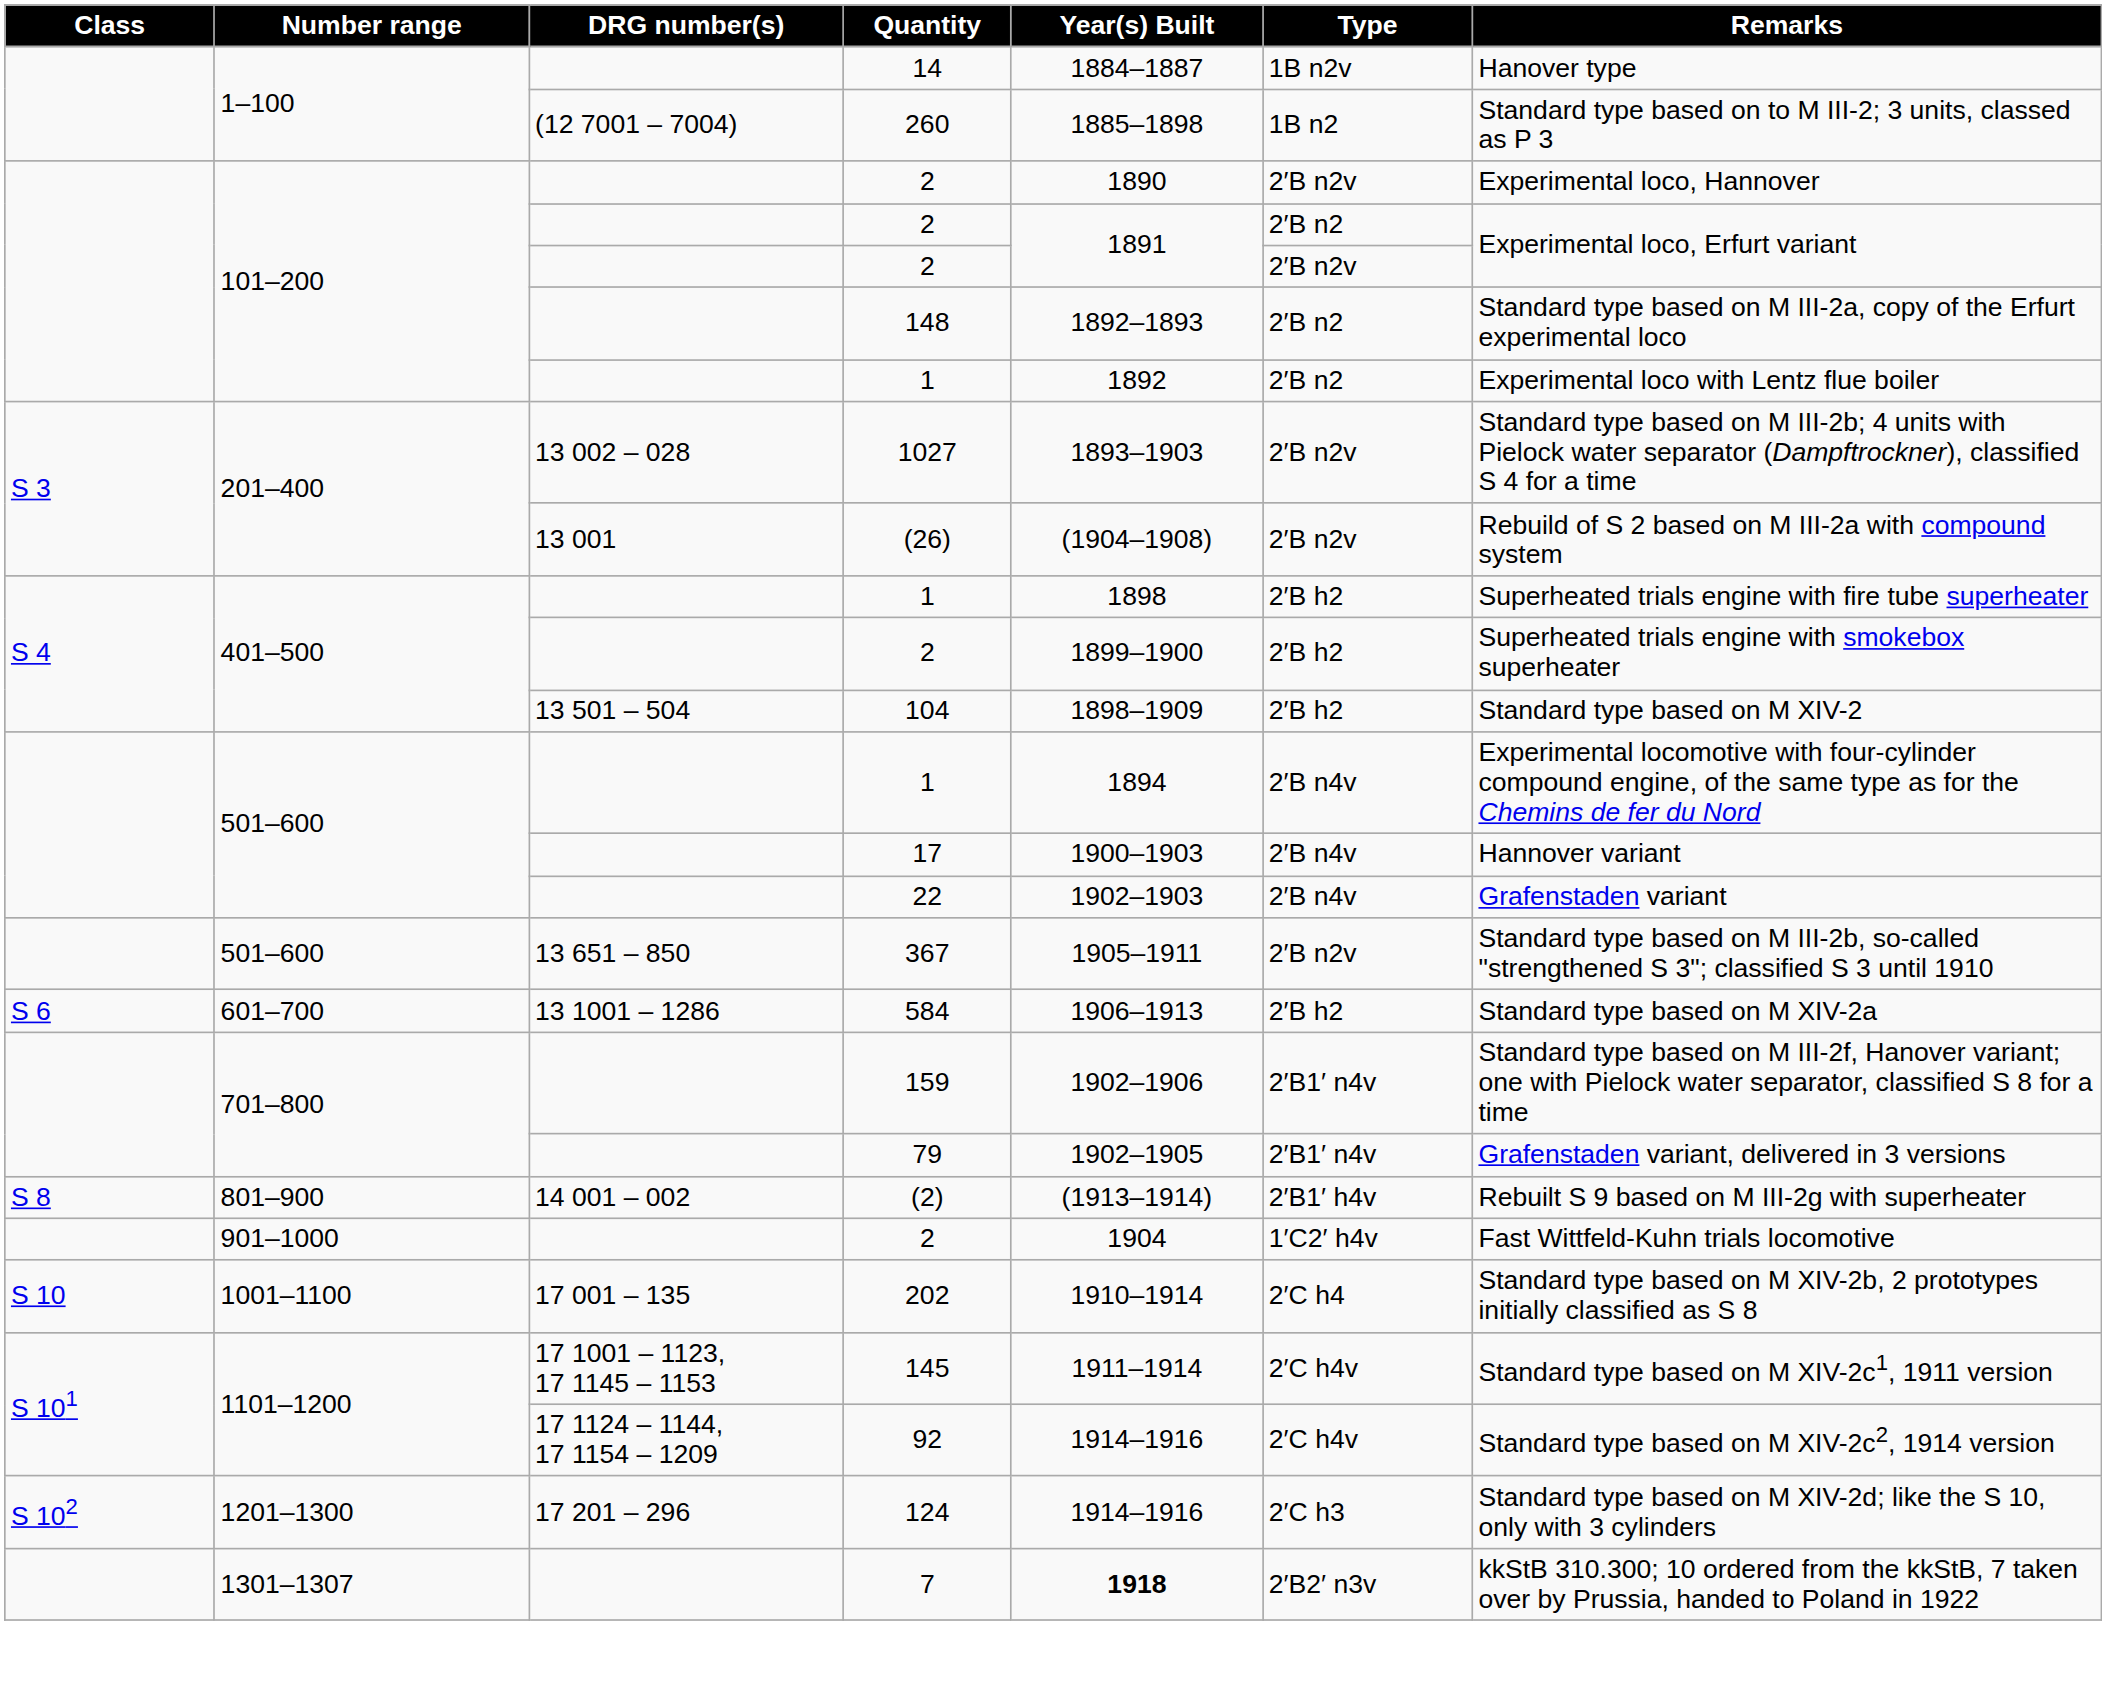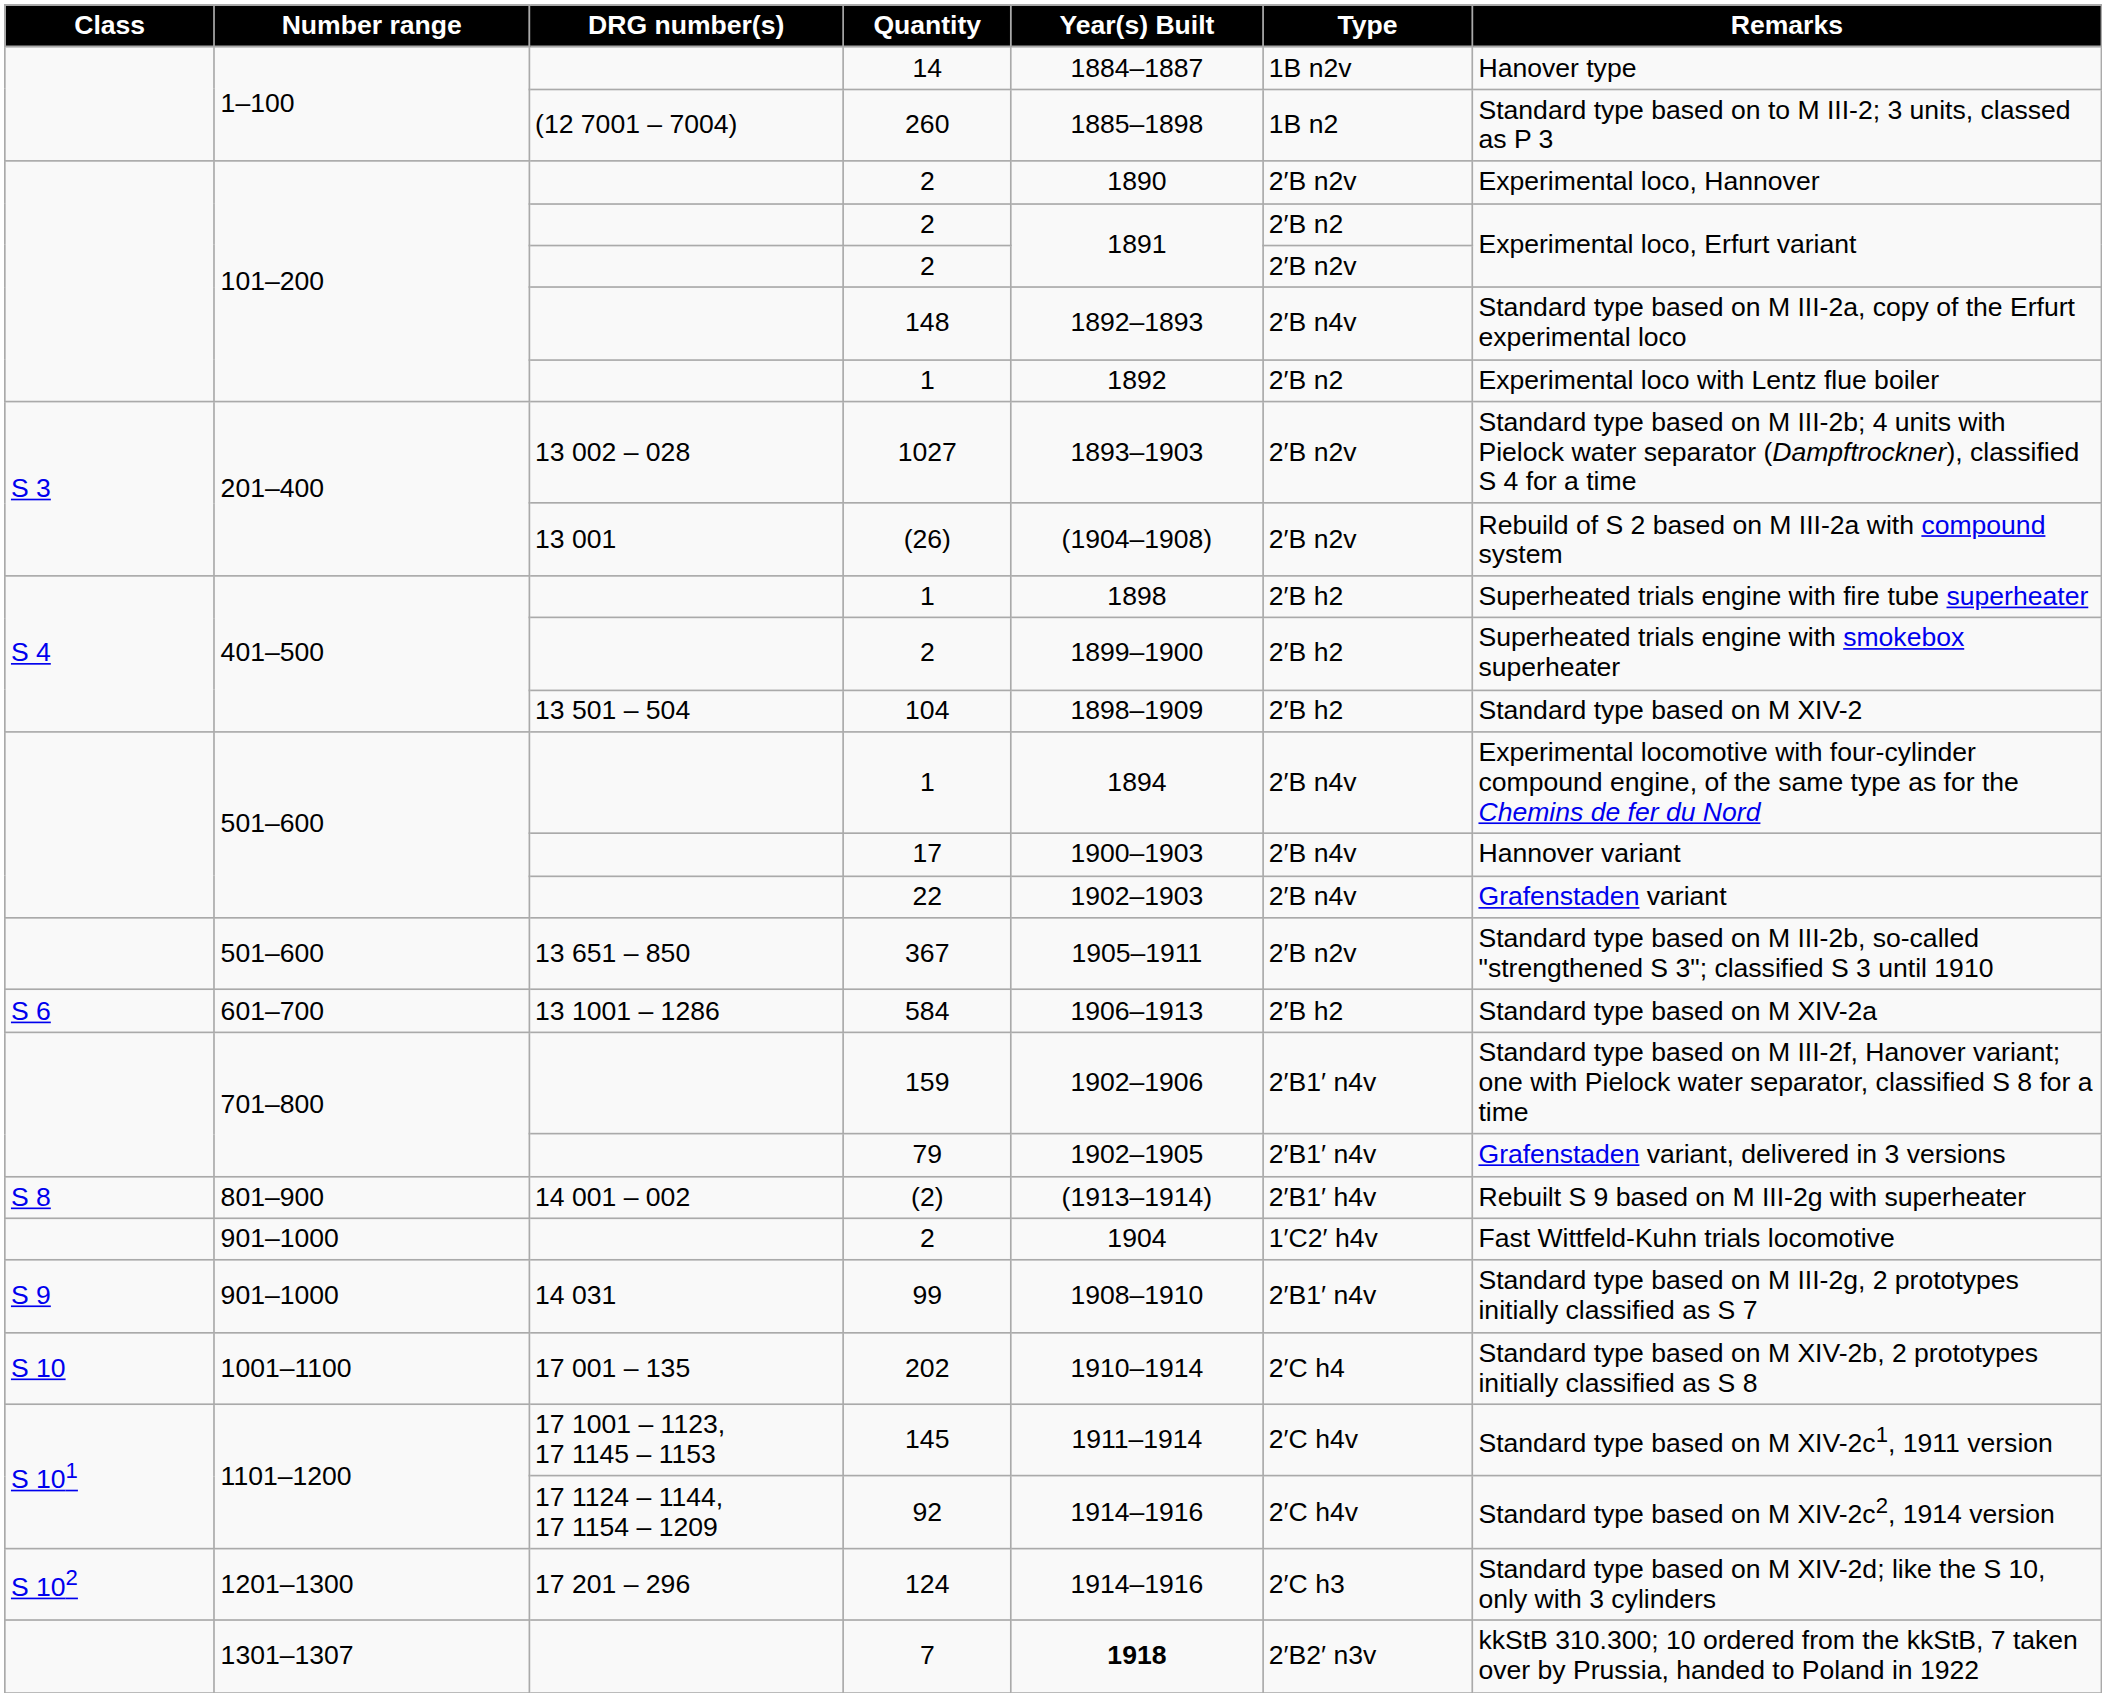(1306, 323) 2′B n2 -> (1313, 323) 2′B n4v
+ row: (280, 1295)
